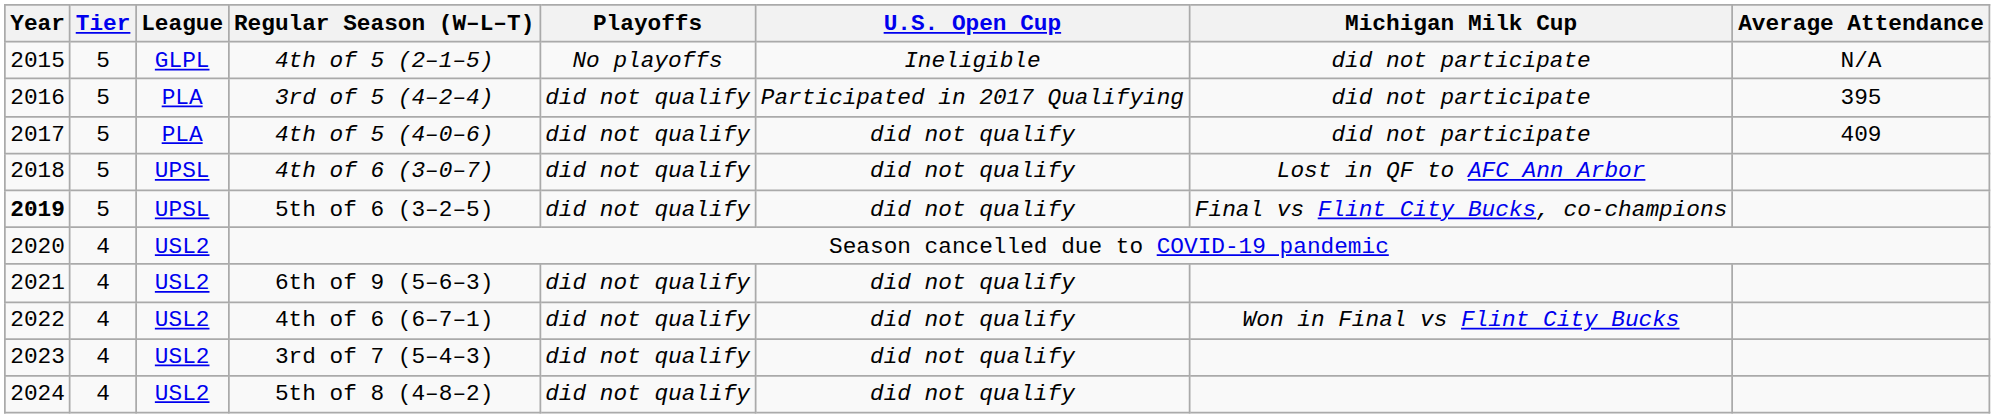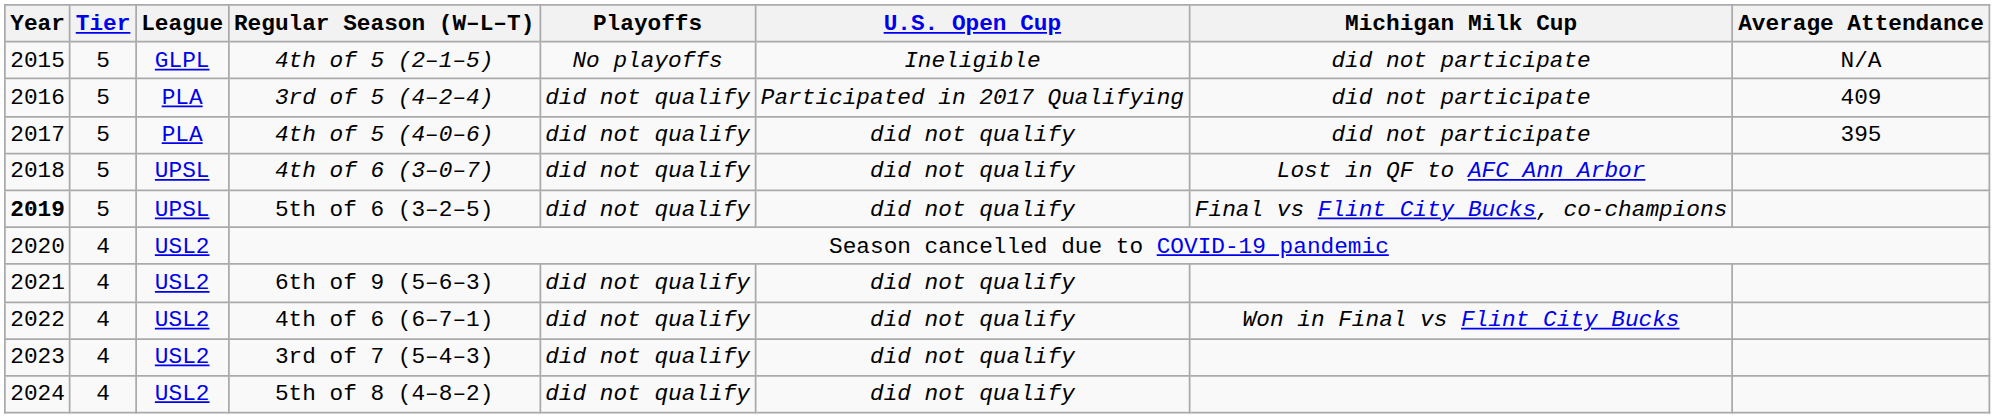(1861, 98) 395 -> (1861, 98) 409
(1861, 135) 409 -> (1861, 135) 395
